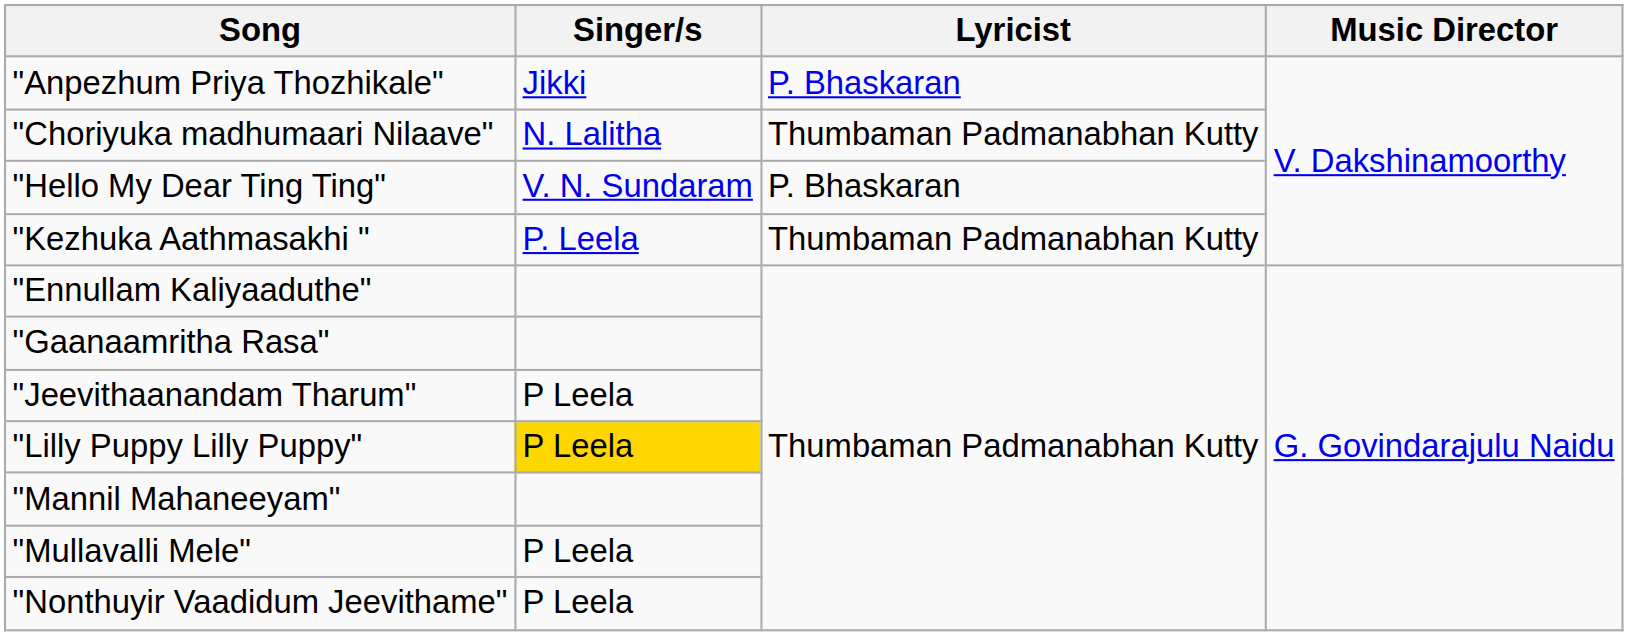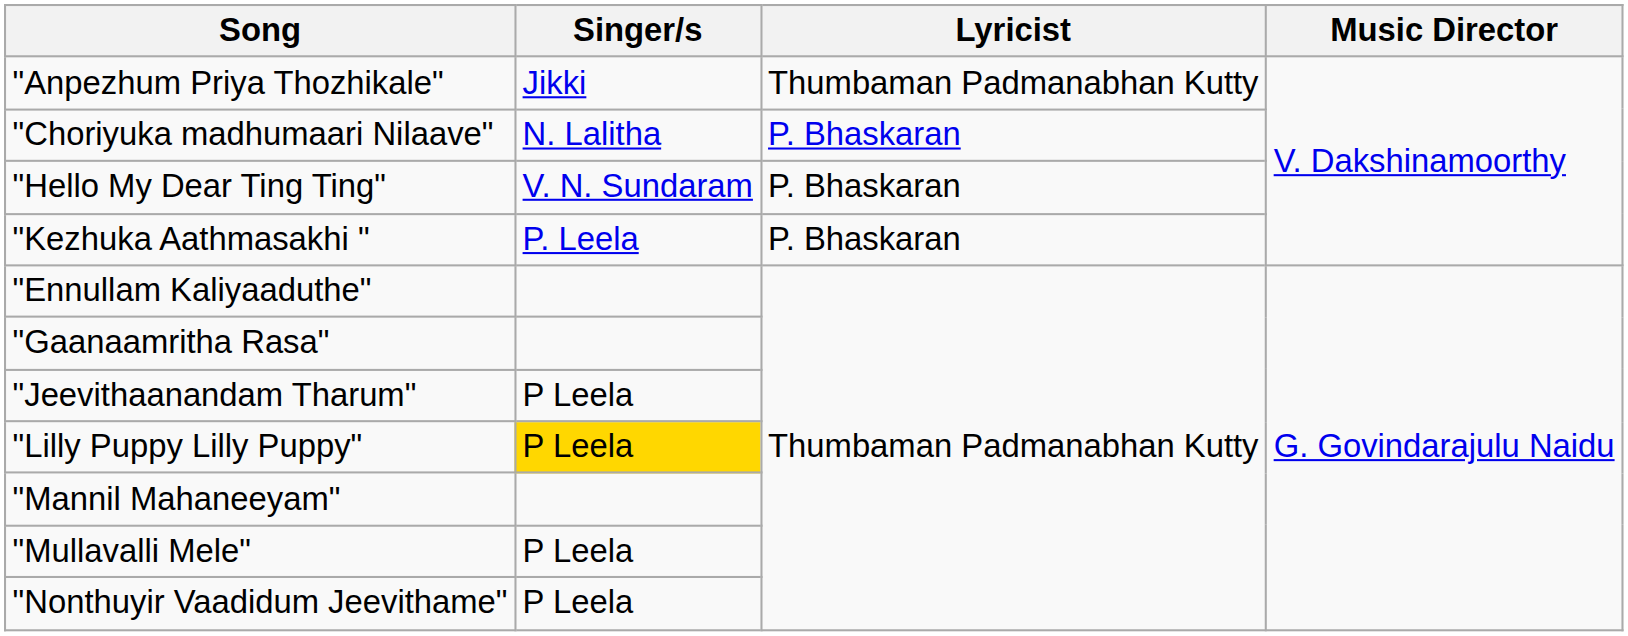(864, 82) P. Bhaskaran -> (1013, 82) Thumbaman Padmanabhan Kutty
(1013, 134) Thumbaman Padmanabhan Kutty -> (864, 134) P. Bhaskaran
(1013, 238) Thumbaman Padmanabhan Kutty -> (864, 238) P. Bhaskaran
